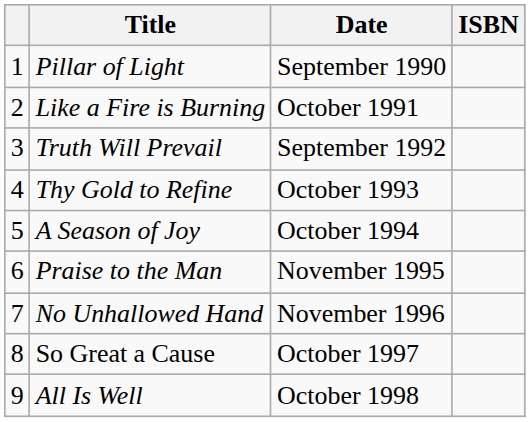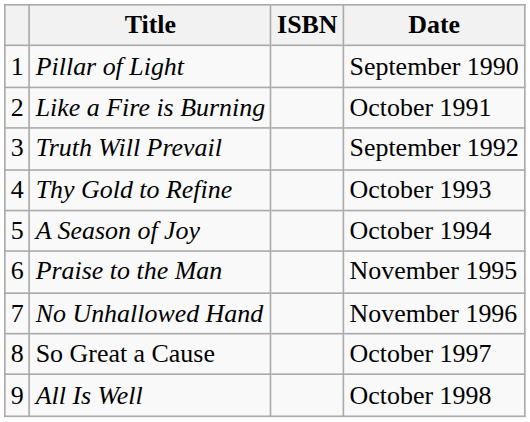columns swapped: (362, 25) <-> (488, 25)
